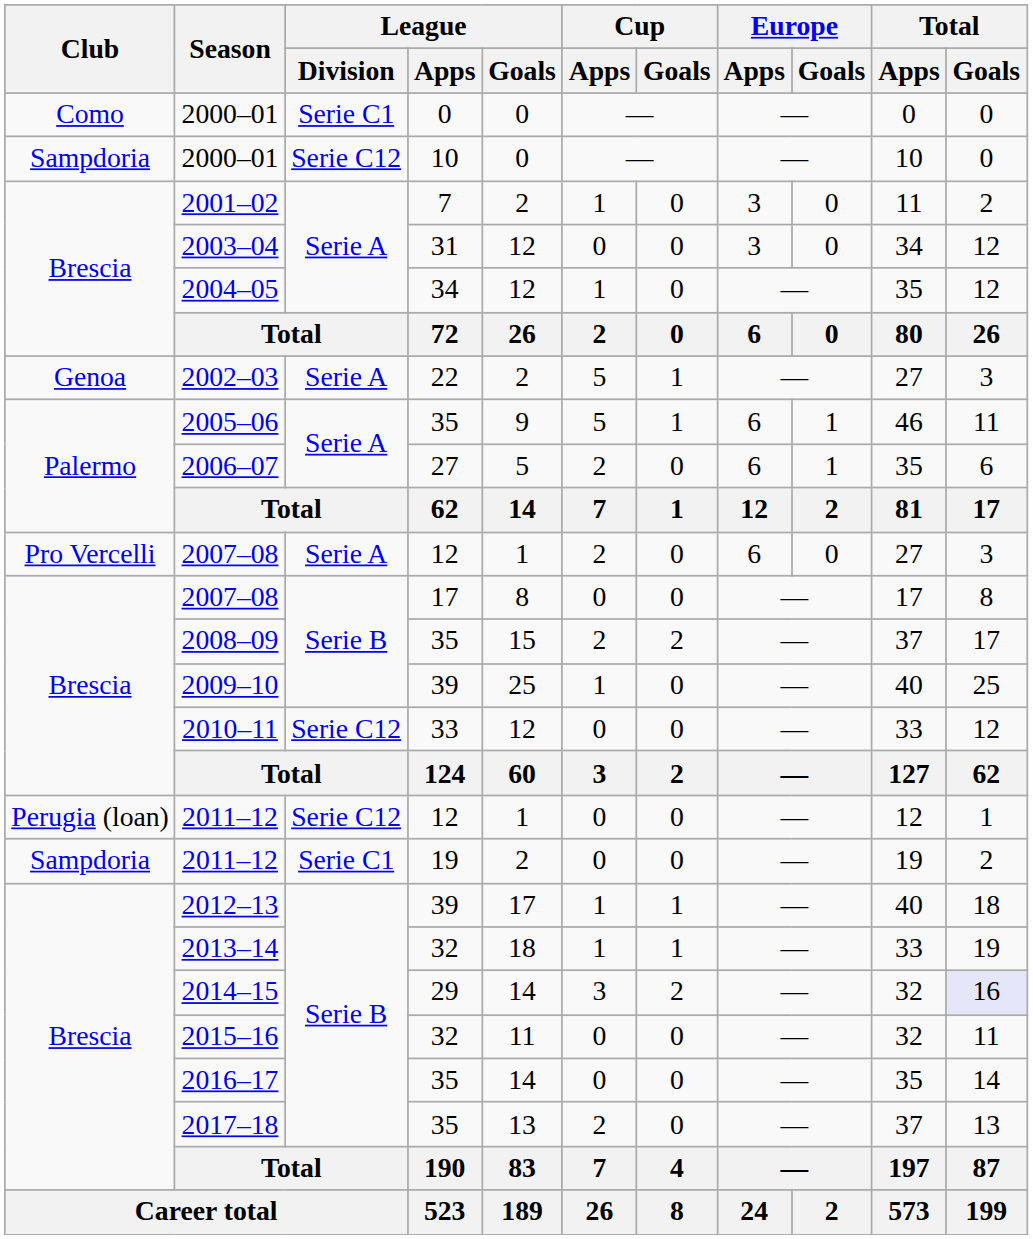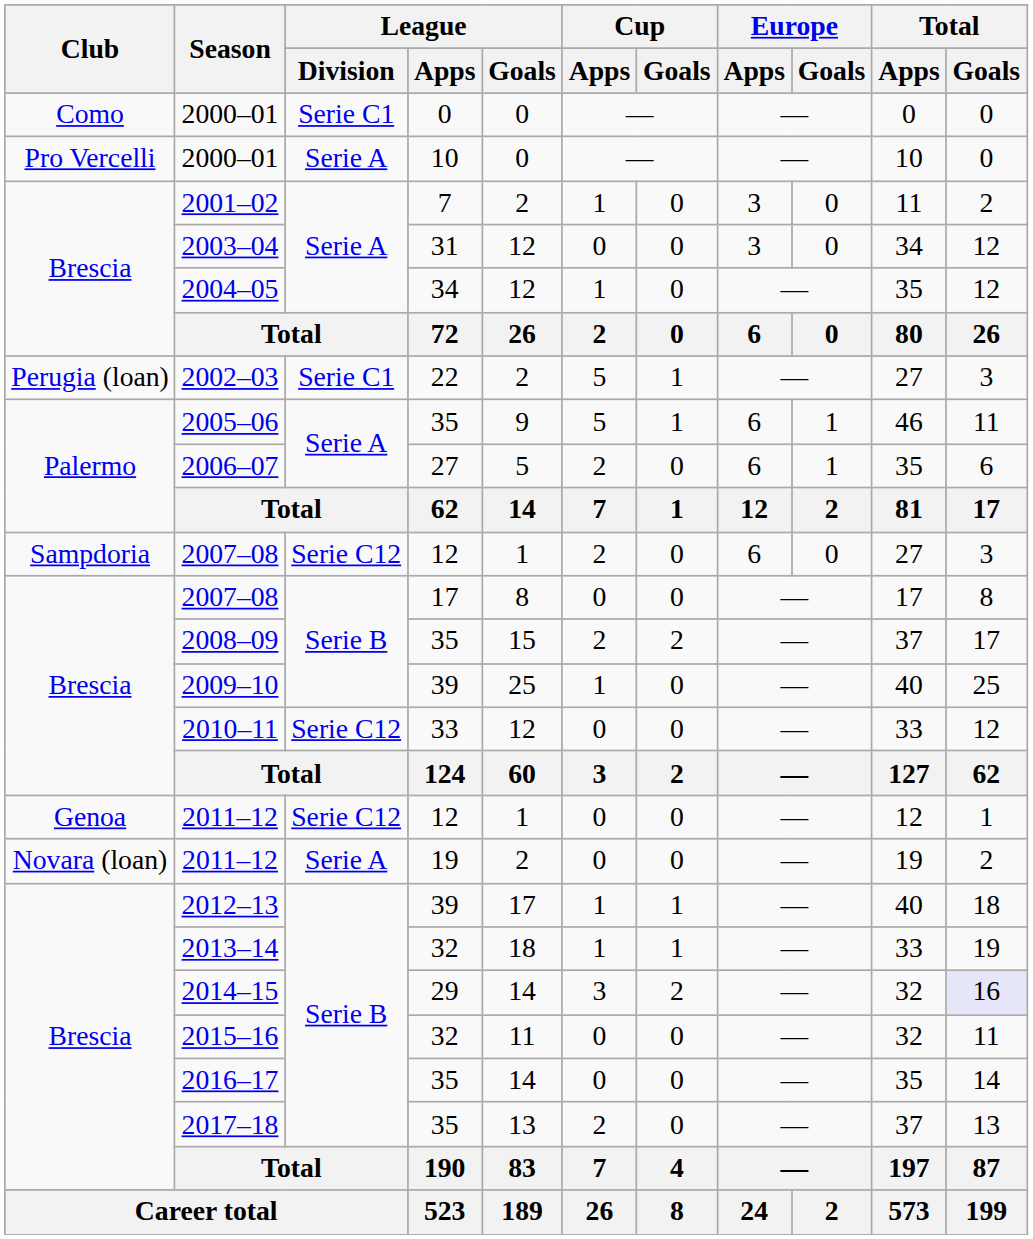(90, 158) Sampdoria -> (90, 158) Pro Vercelli
(346, 158) Serie C12 -> (346, 158) Serie A
(90, 377) Genoa -> (90, 377) Perugia (loan)
(346, 377) Serie A -> (346, 377) Serie C1
(90, 553) Pro Vercelli -> (90, 553) Sampdoria
(346, 553) Serie A -> (346, 553) Serie C12
(90, 816) Perugia (loan) -> (90, 816) Genoa
(90, 860) Sampdoria -> (90, 860) Novara (loan)
(346, 860) Serie C1 -> (346, 860) Serie A
